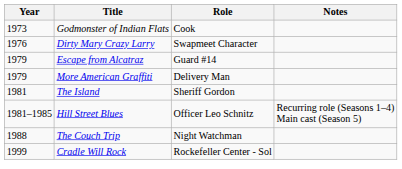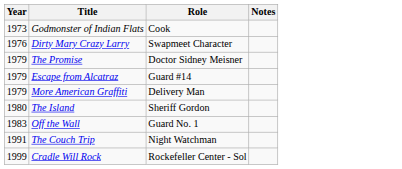+ row: (57, 60)
(17, 92) 1981 -> (17, 108) 1980
+ row: (56, 124)
- row: (90, 114)
(17, 135) 1988 -> (17, 140) 1991
